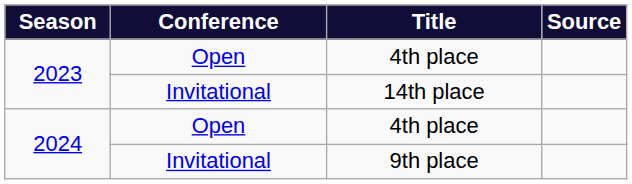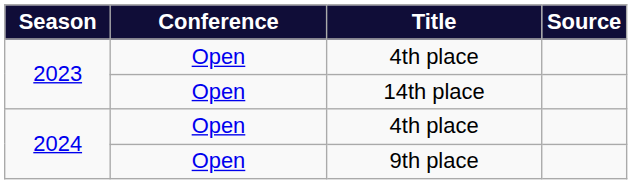(218, 91) Invitational -> (218, 91) Open
(218, 160) Invitational -> (218, 160) Open
